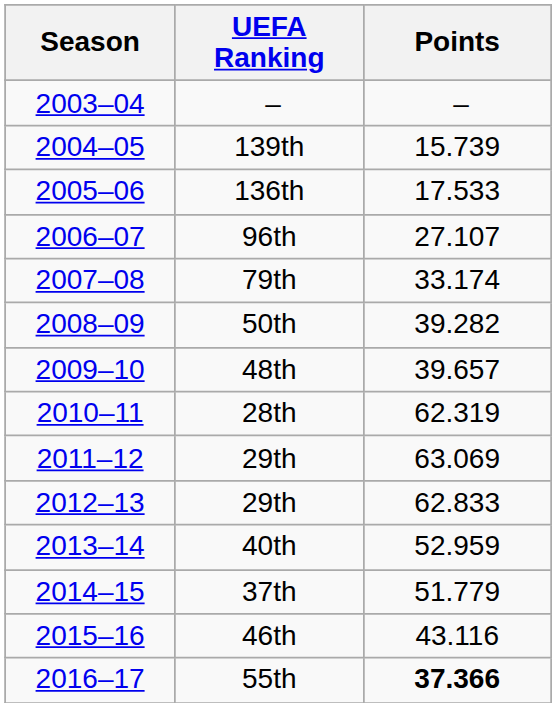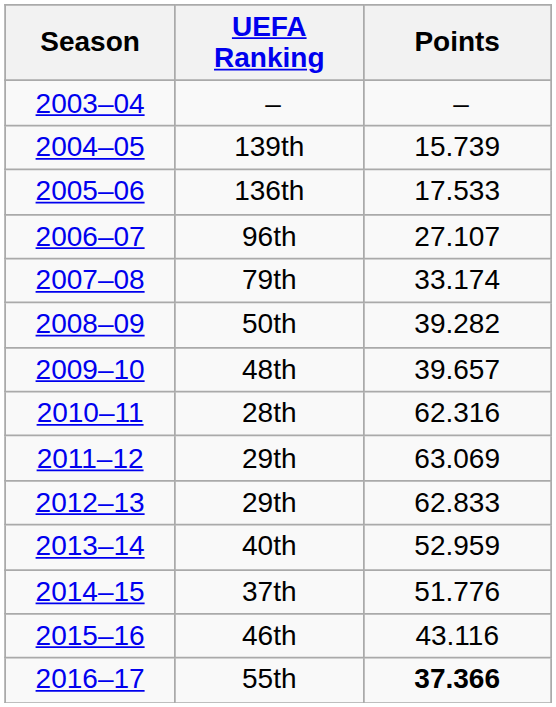(457, 413) 62.319 -> (457, 413) 62.316
(457, 591) 51.779 -> (457, 591) 51.776
